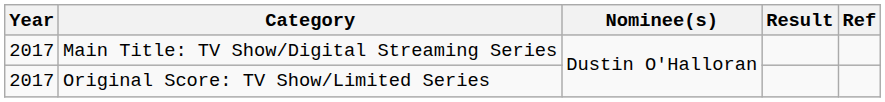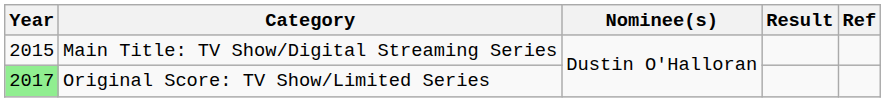(32, 50) 2017 -> (32, 50) 2015
(32, 81) no background -> (32, 81) lightgreen background
